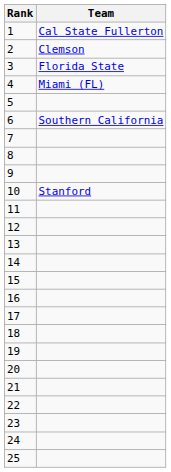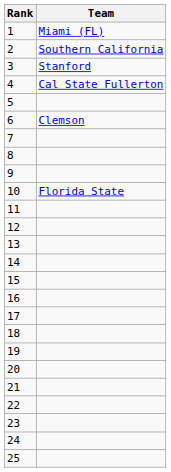(101, 31) Cal State Fullerton -> (71, 31) Miami (FL)
(62, 49) Clemson -> (101, 49) Southern California
(81, 67) Florida State -> (65, 67) Stanford
(71, 85) Miami (FL) -> (101, 85) Cal State Fullerton
(101, 120) Southern California -> (62, 120) Clemson
(65, 191) Stanford -> (81, 191) Florida State
